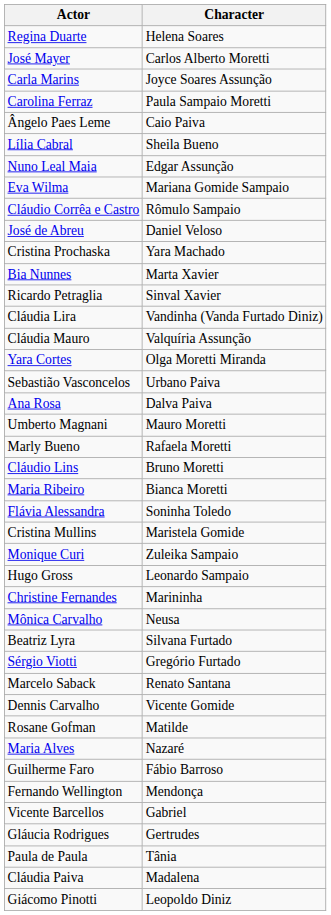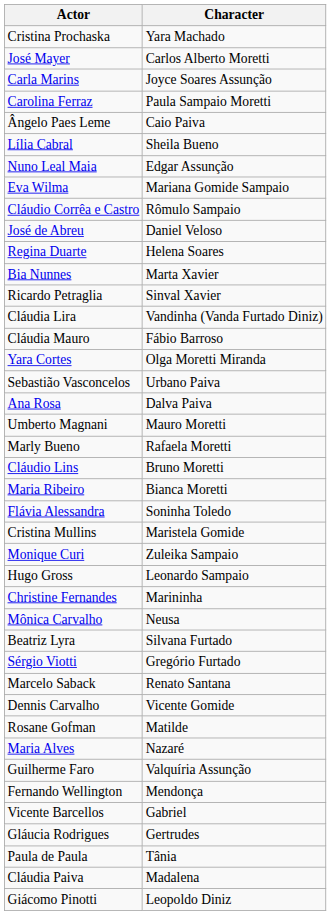rows swapped: (47, 36) <-> (59, 252)
(198, 338) Valquíria Assunção -> (184, 338) Fábio Barroso
(184, 770) Fábio Barroso -> (198, 770) Valquíria Assunção
